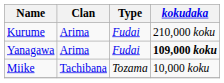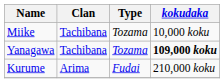rows swapped: (26, 31) <-> (21, 68)
(75, 50) Arima -> (83, 50) Tachibana
(126, 50) Fudai -> (130, 50) Tozama
